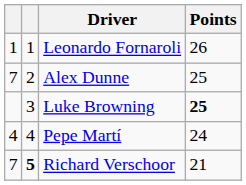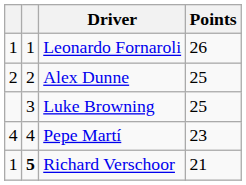(13, 77) 7 -> (13, 77) 2
(198, 106) bold -> (198, 106) normal
(198, 135) 24 -> (198, 135) 23
(13, 164) 7 -> (13, 164) 1
